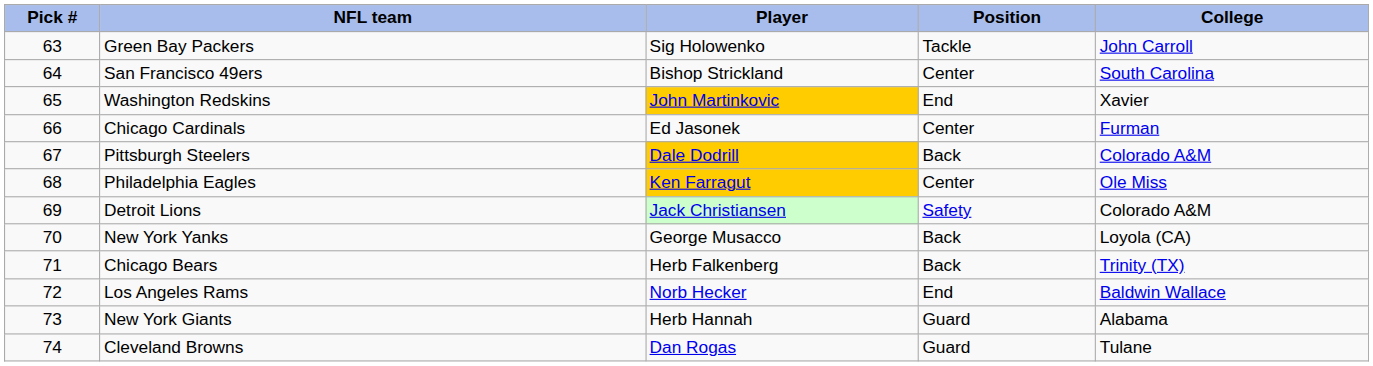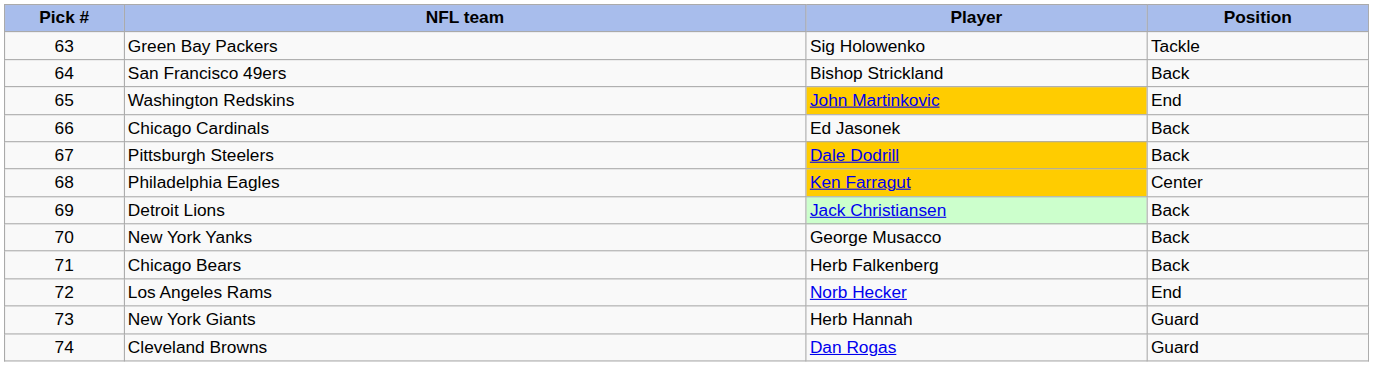- column: (1232, 18)
(948, 73) Center -> (1170, 73) Back
(948, 127) Center -> (1170, 127) Back
(947, 210) Safety -> (1170, 210) Back
